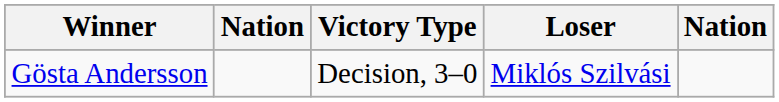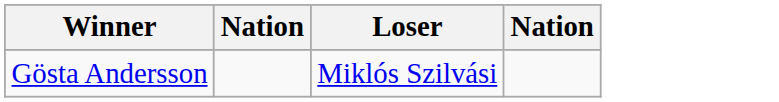- column: (397, 27)
